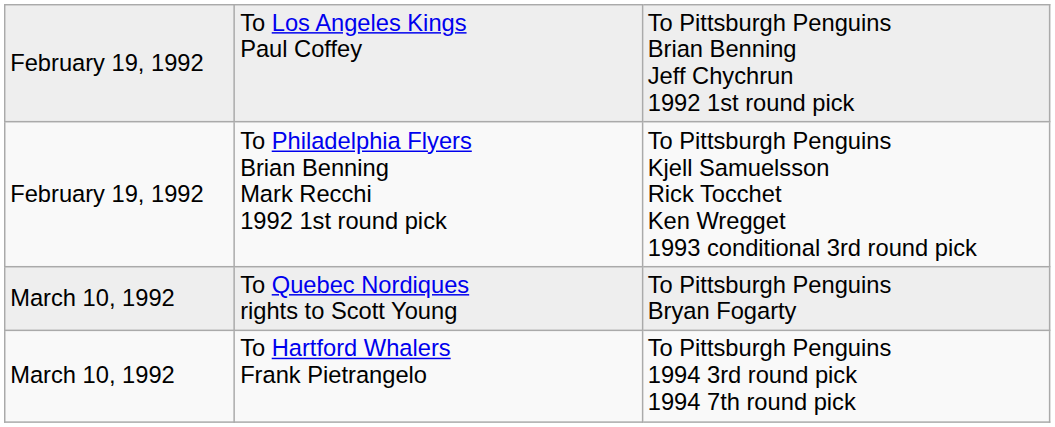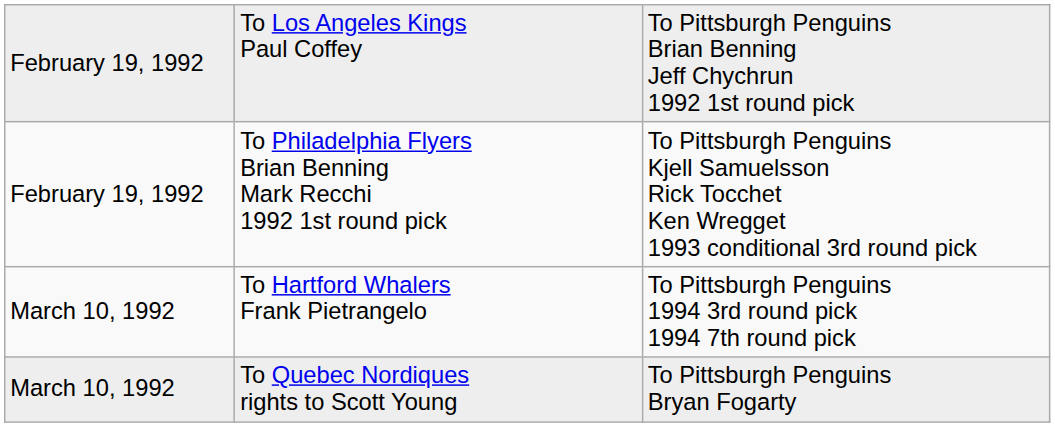rows swapped: (355, 298) <-> (345, 362)
